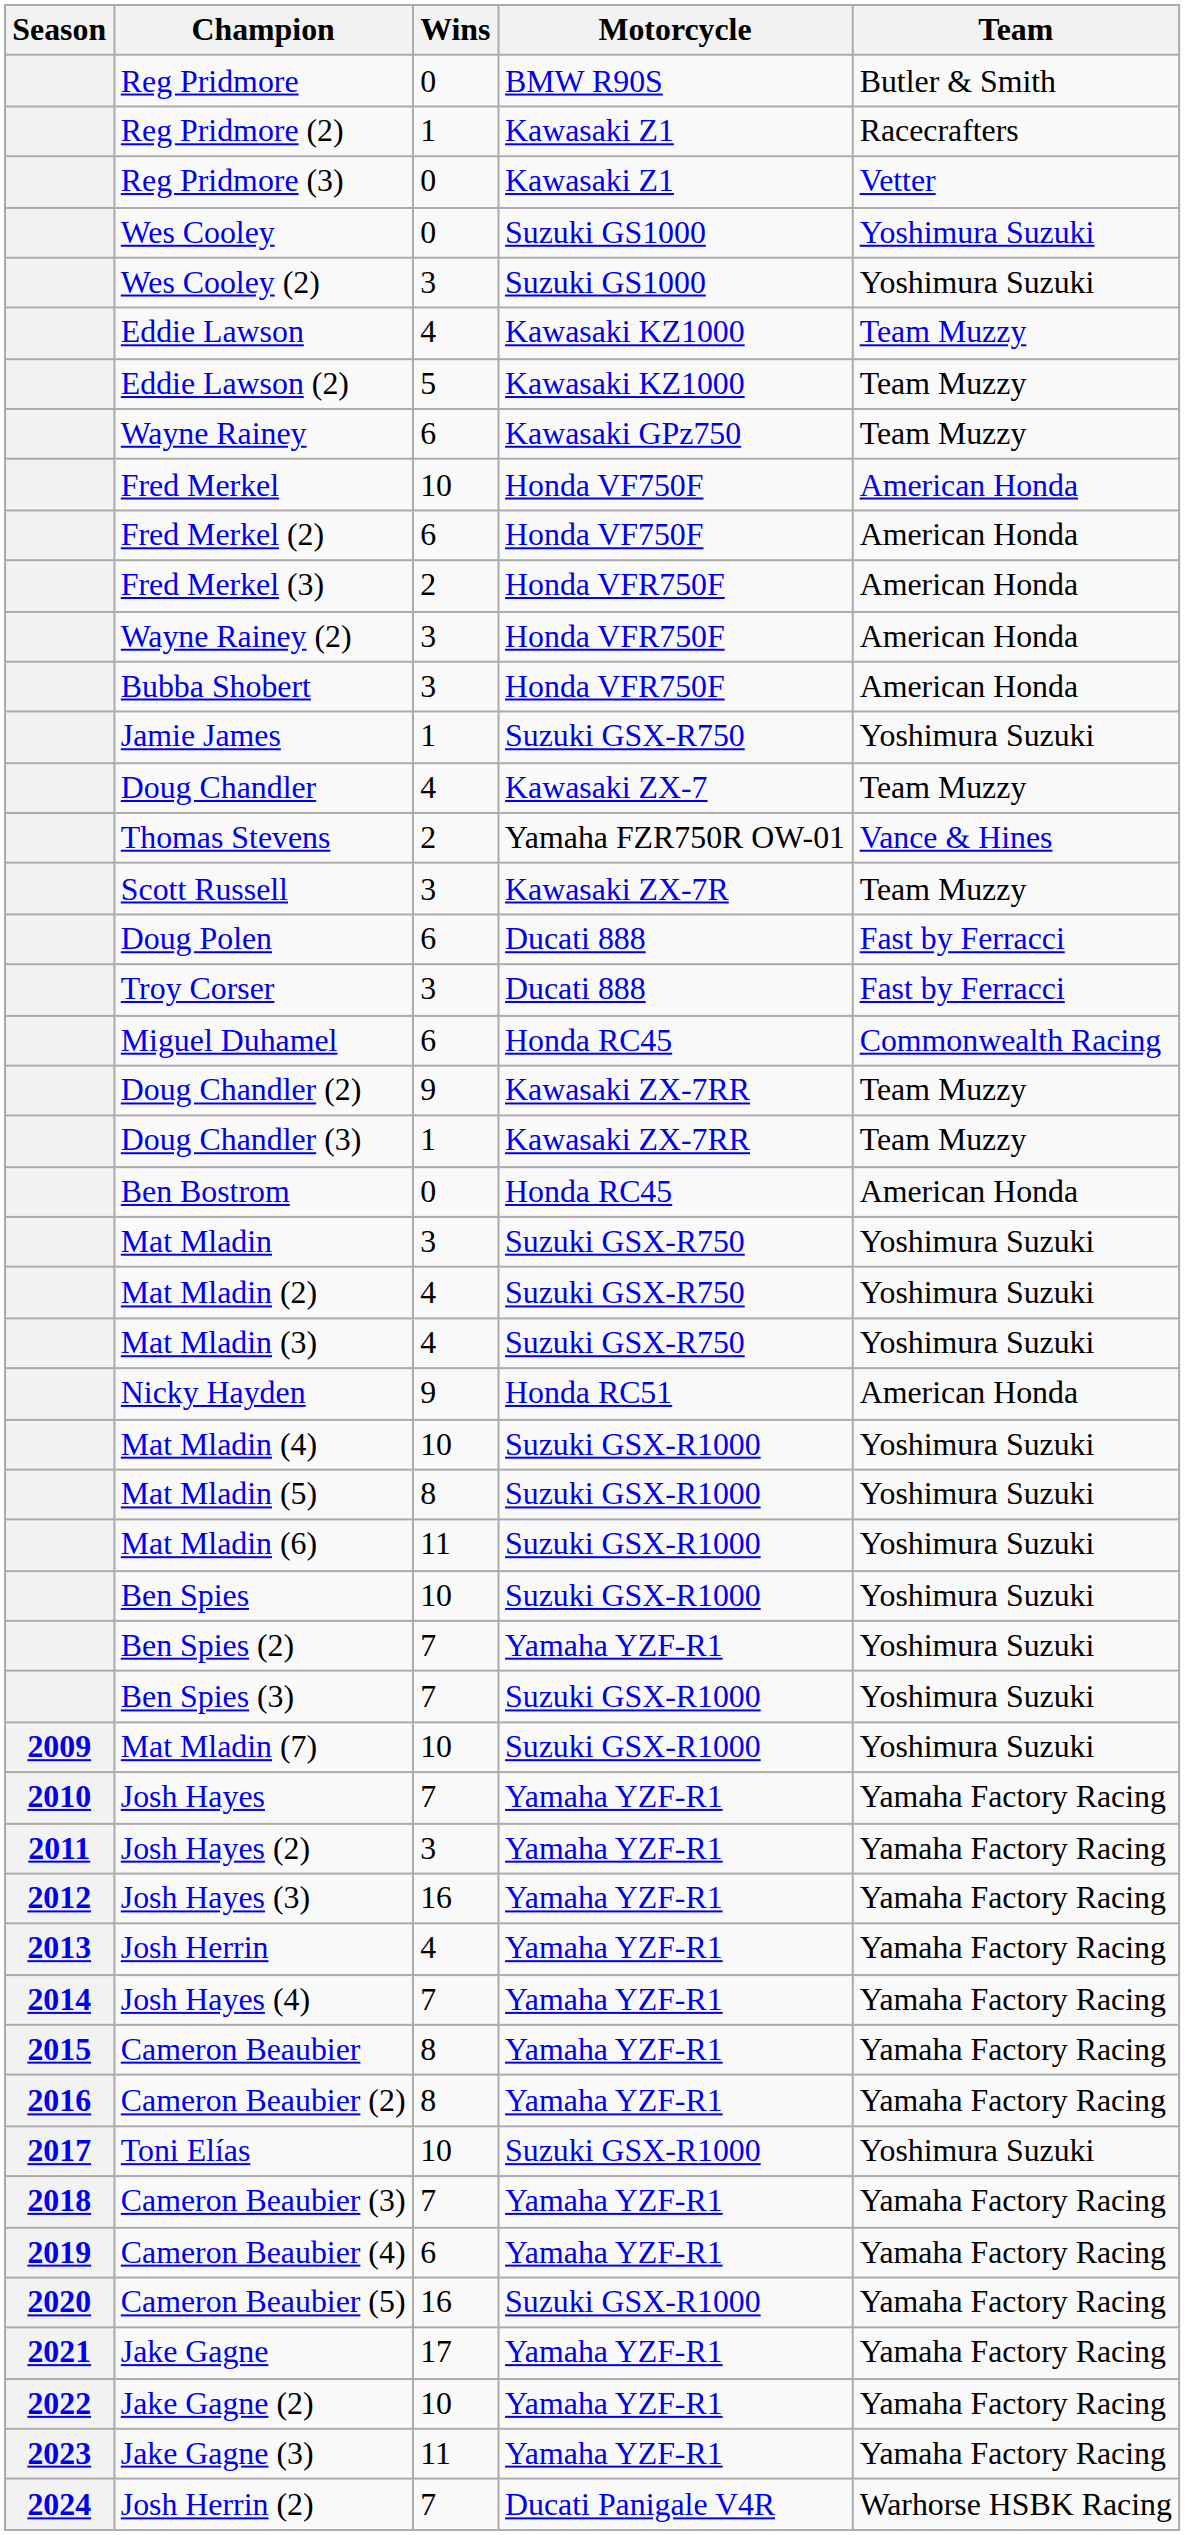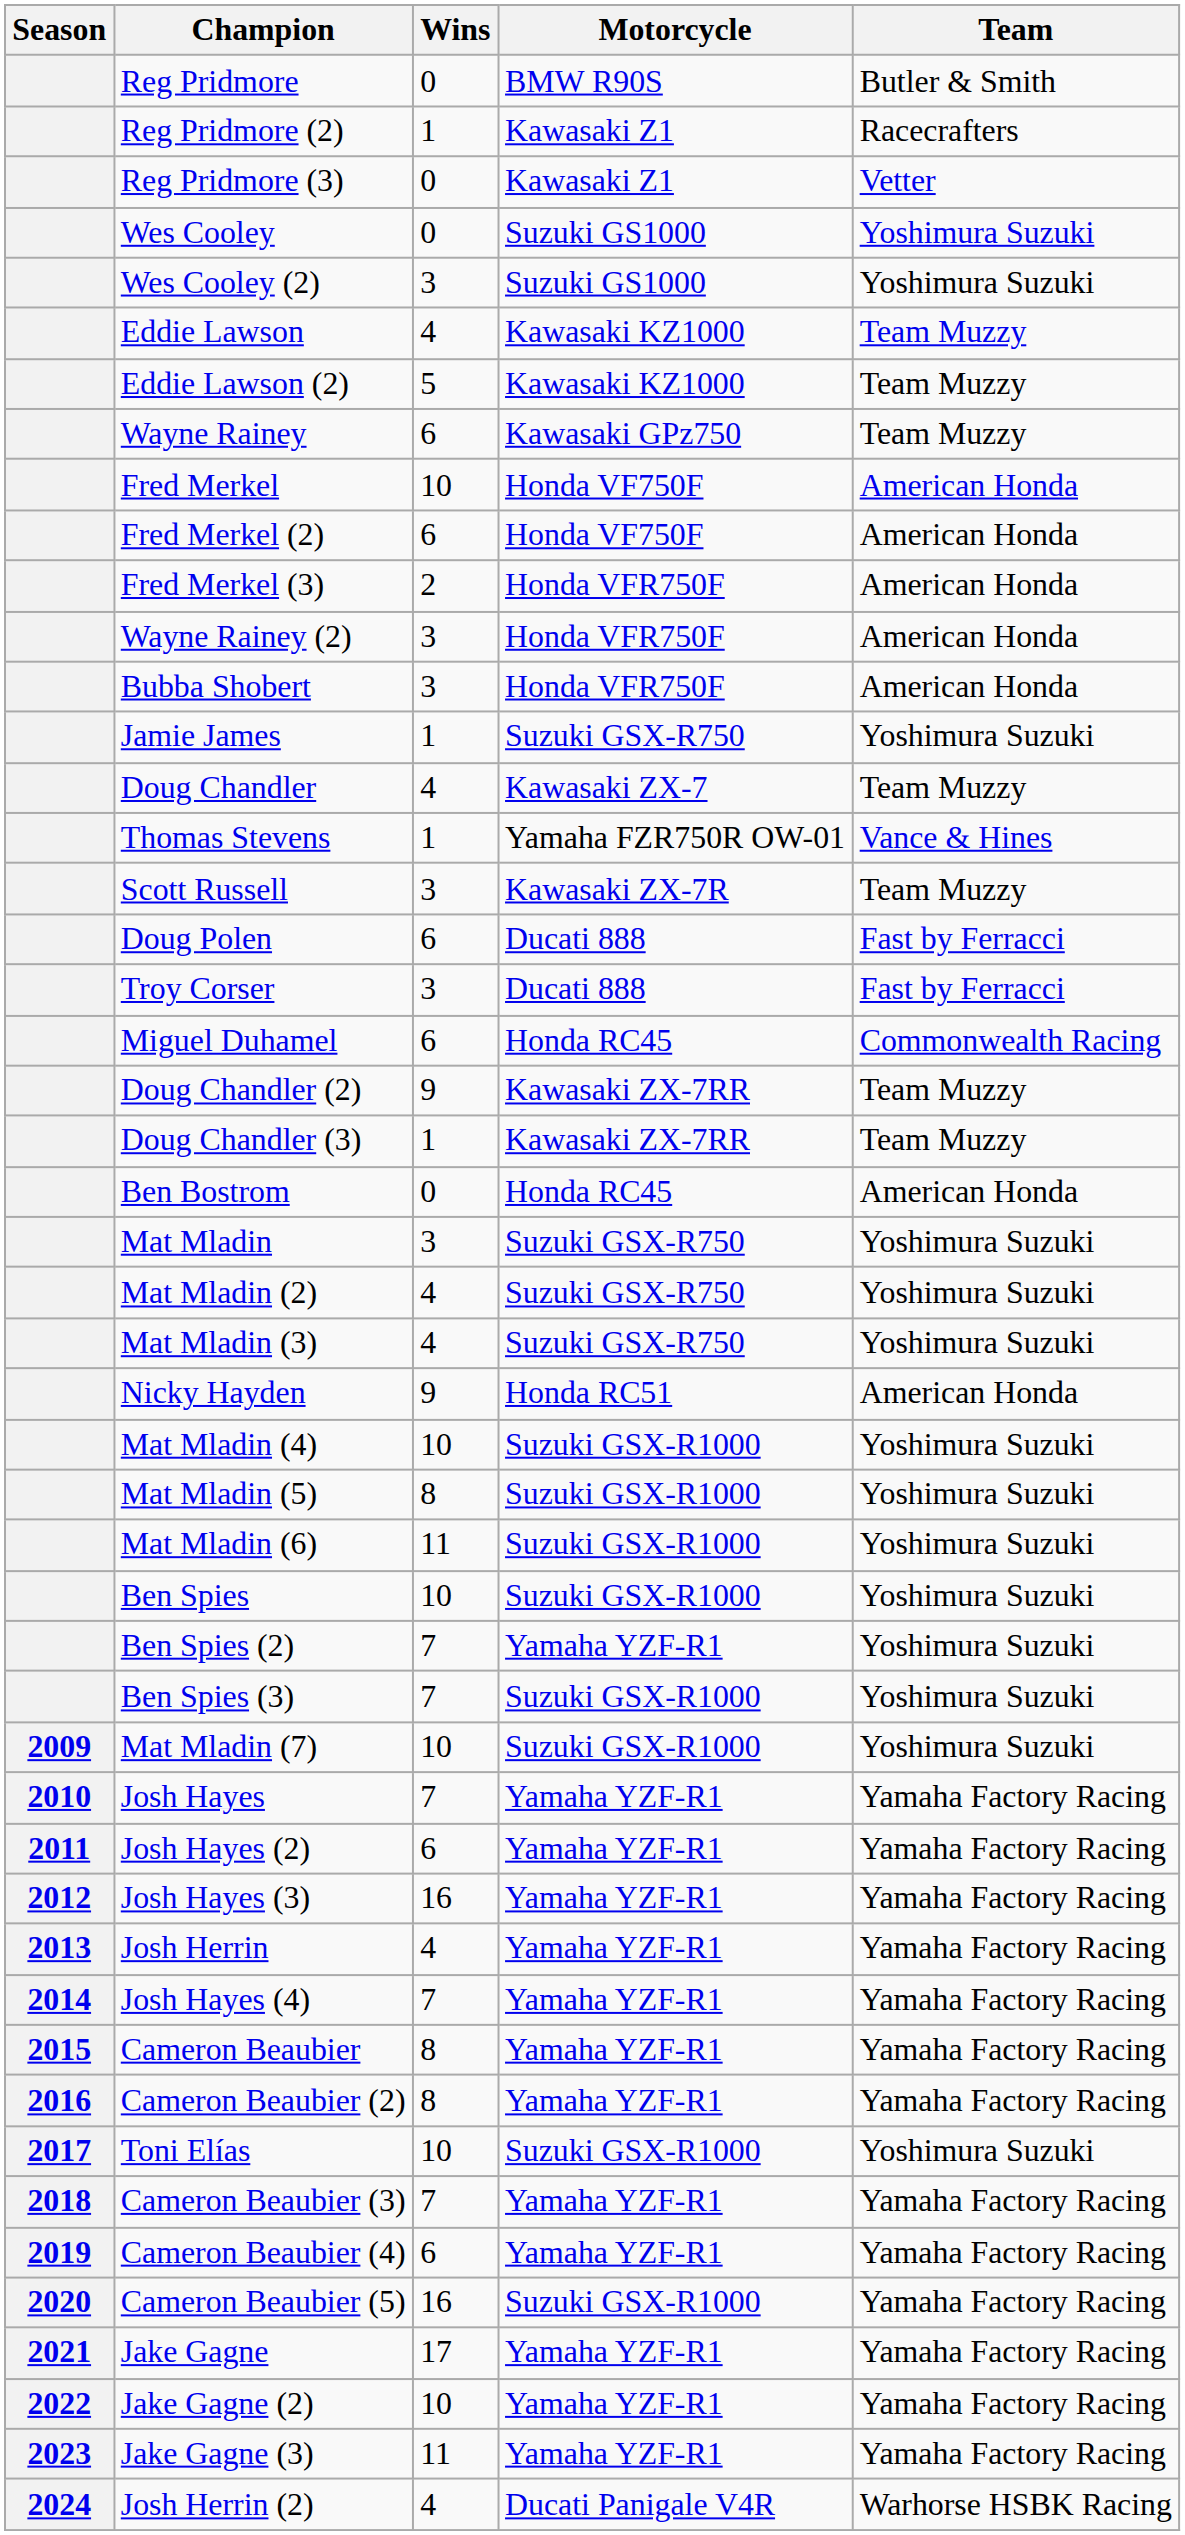(428, 837) 2 -> (428, 837) 1
(428, 1847) 3 -> (428, 1847) 6
(428, 2504) 7 -> (428, 2504) 4
